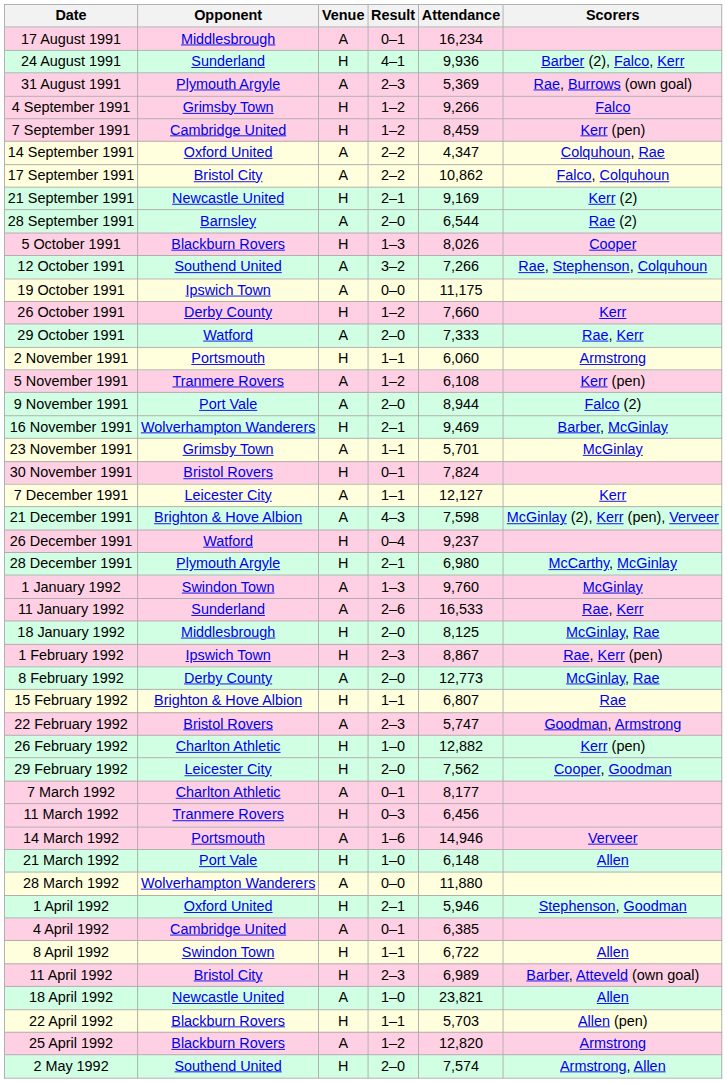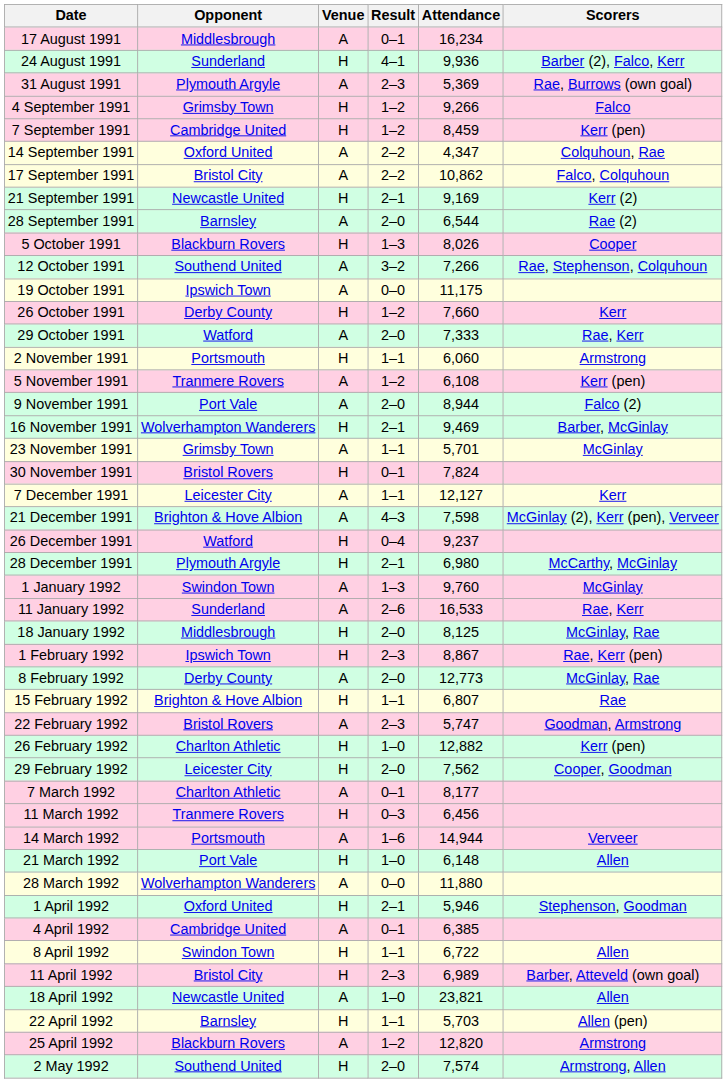(461, 838) 14,946 -> (461, 838) 14,944
(228, 1020) Blackburn Rovers -> (228, 1020) Barnsley
